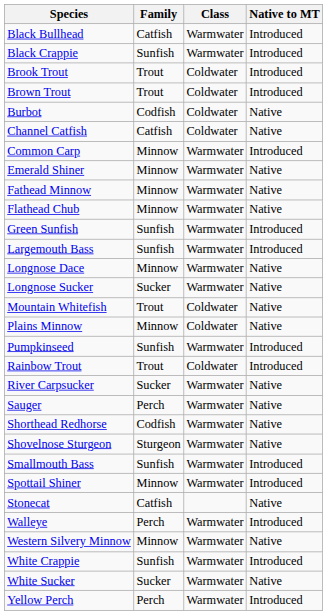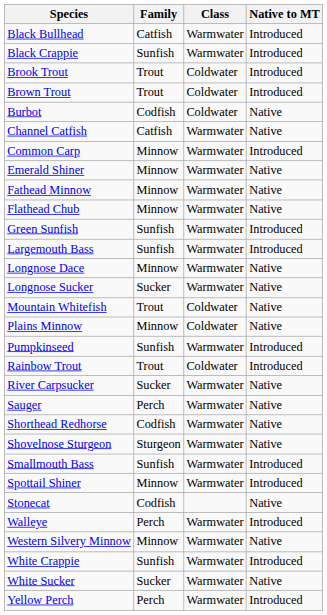(212, 131) Coldwater -> (215, 131) Warmwater
(154, 502) Catfish -> (156, 502) Codfish
